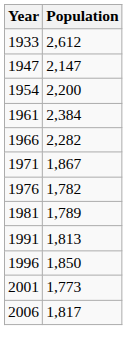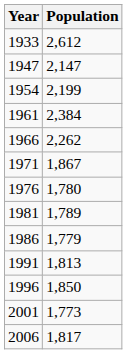(64, 90) 2,200 -> (64, 90) 2,199
(64, 139) 2,282 -> (64, 139) 2,262
(64, 189) 1,782 -> (64, 189) 1,780
+ row: (24, 238)
